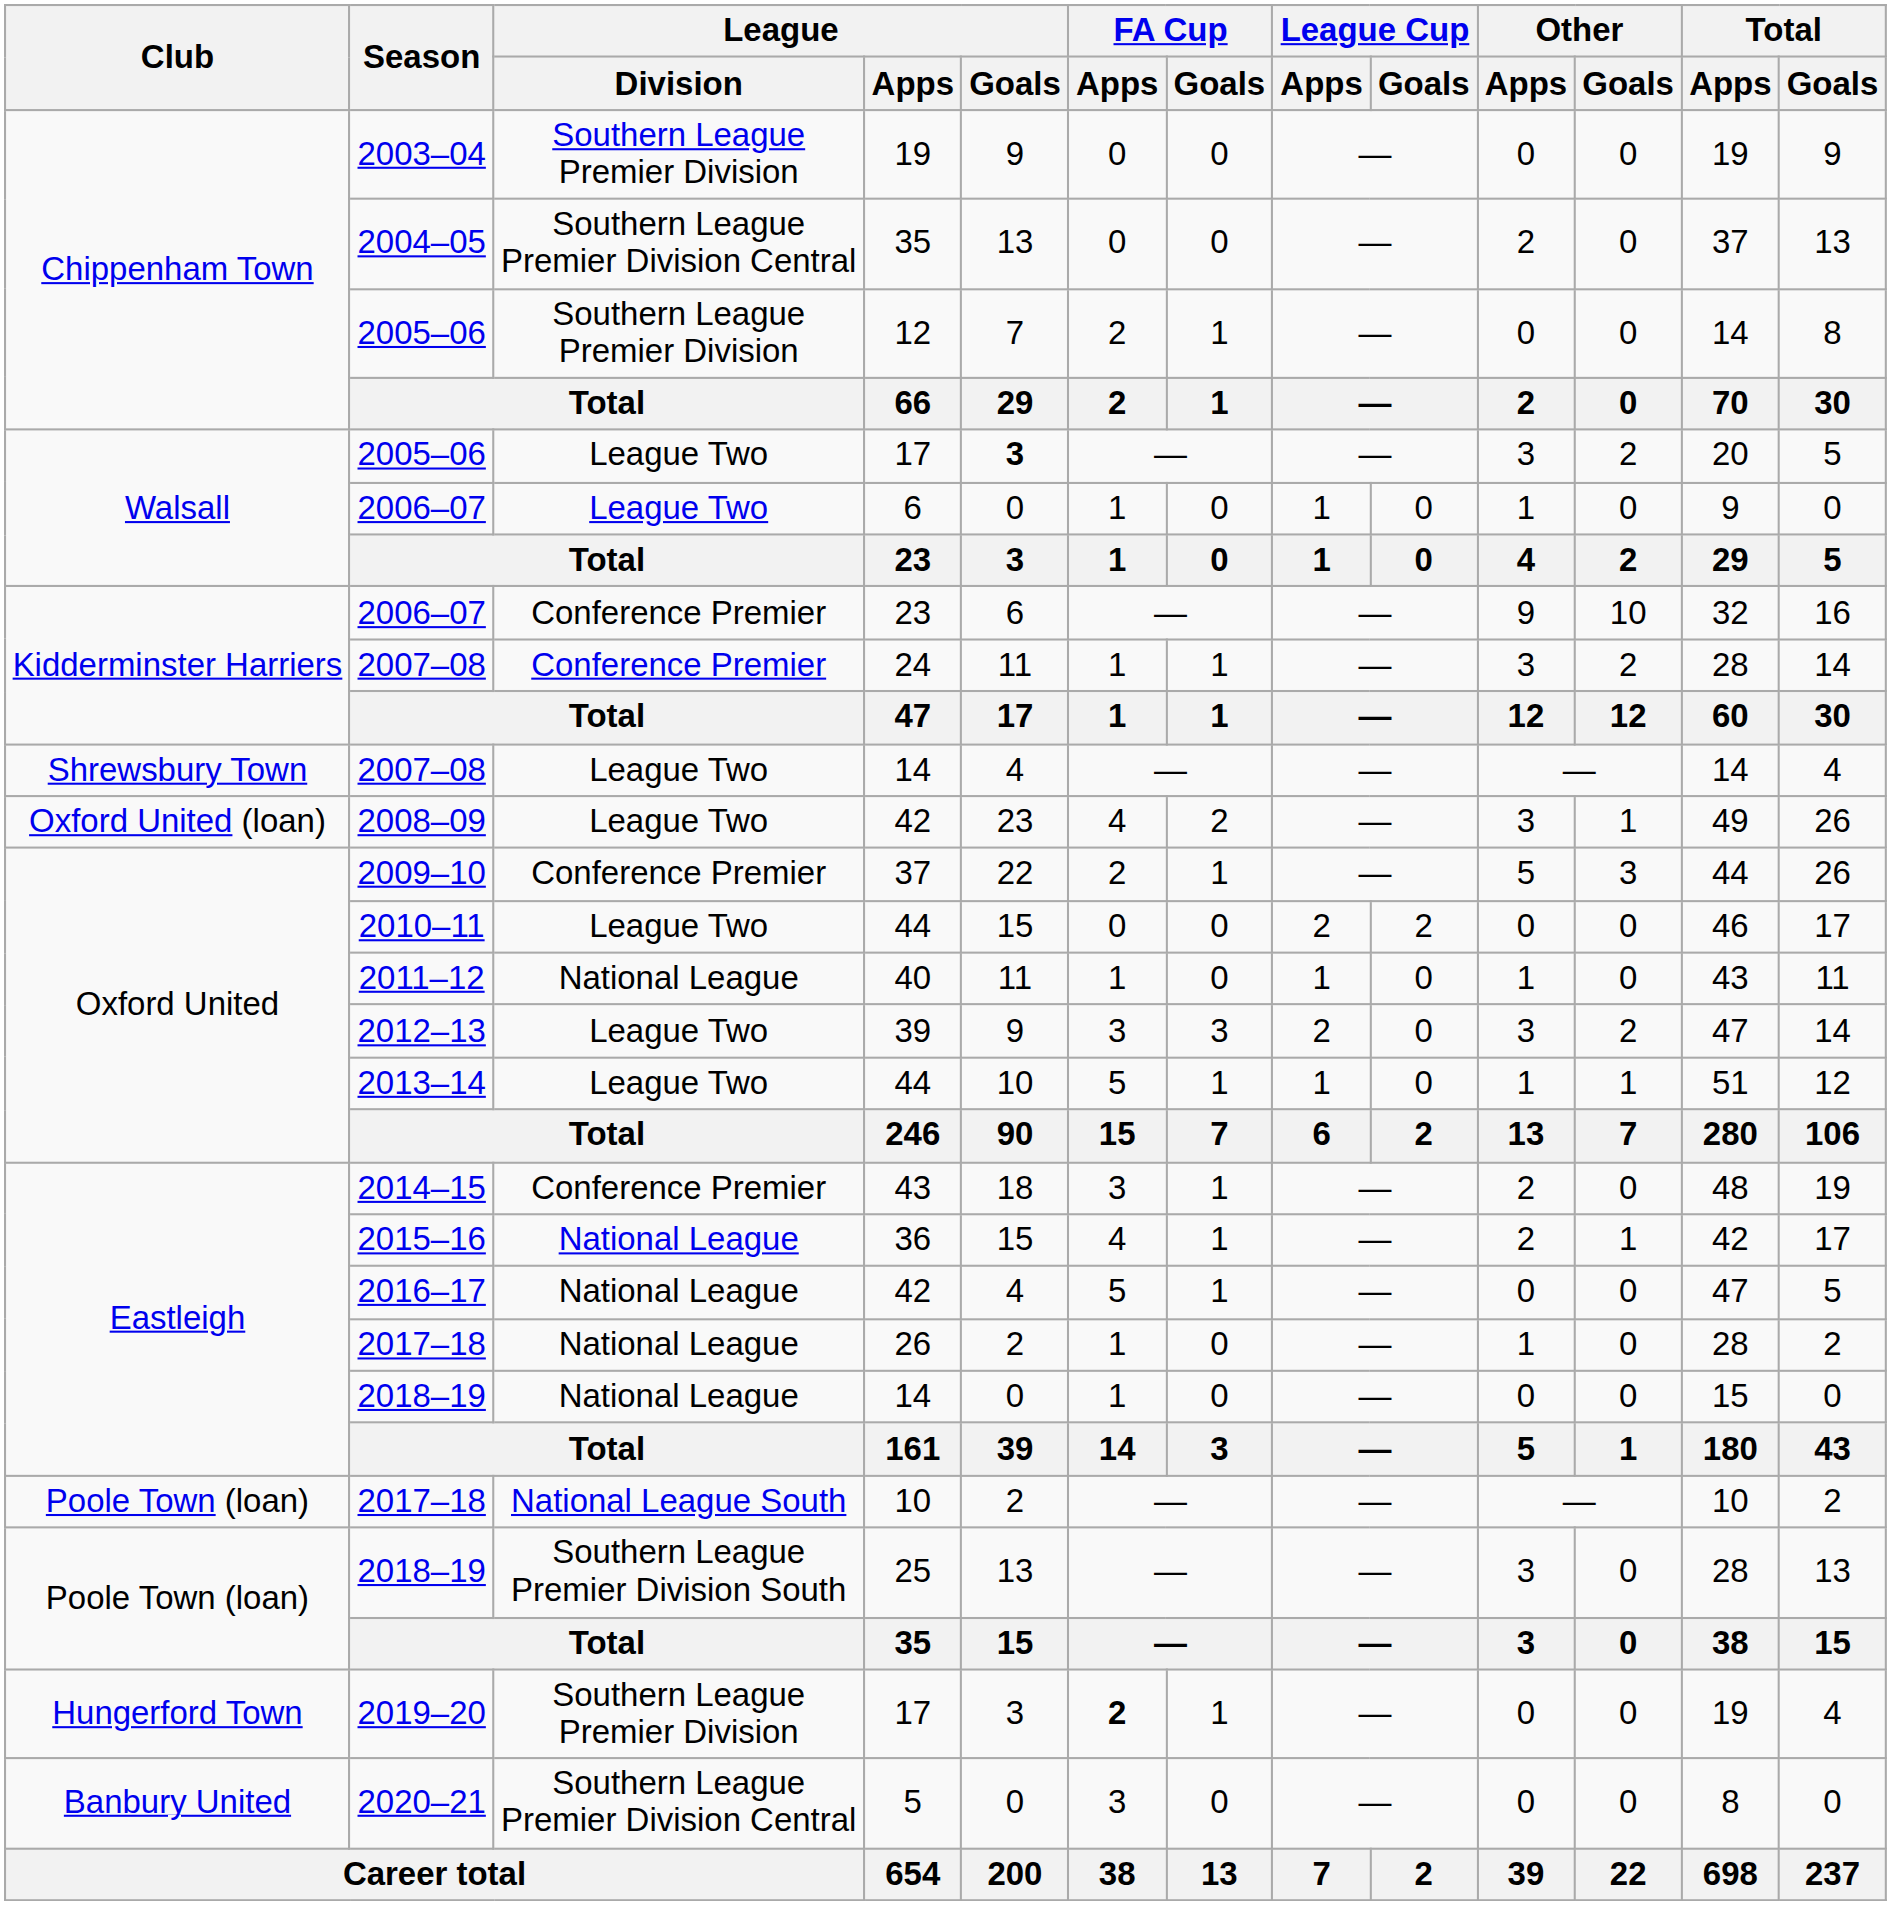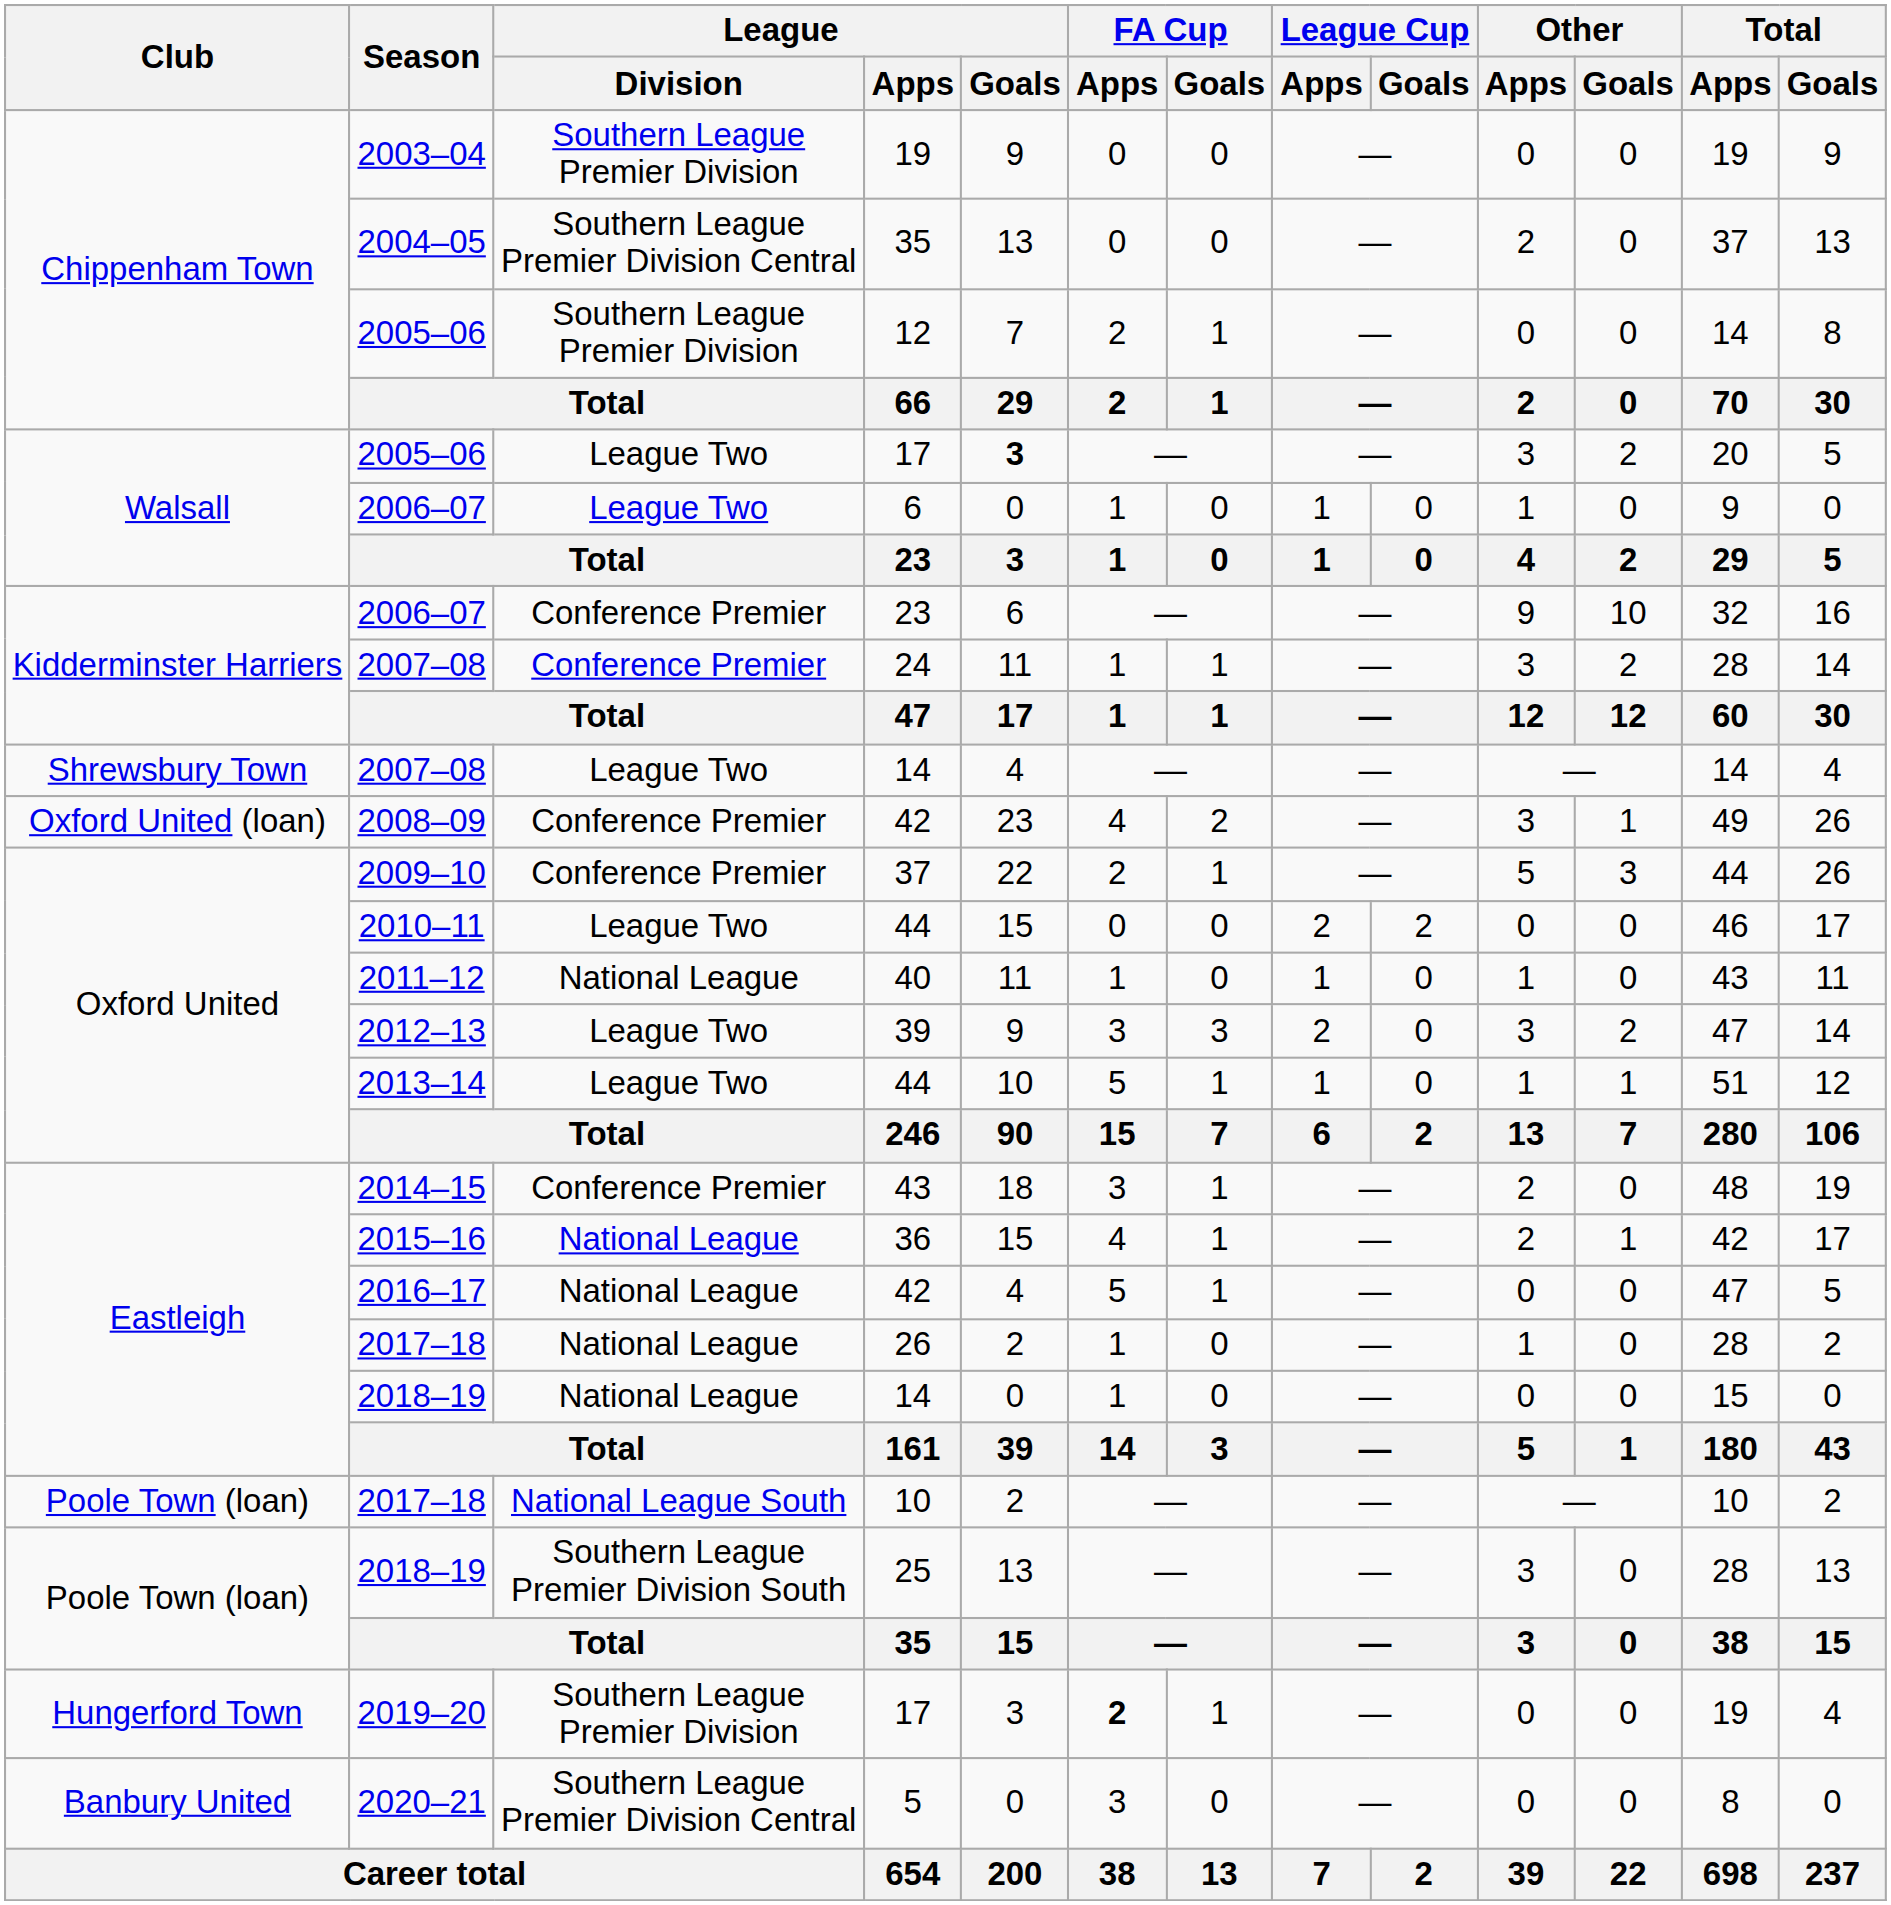(679, 821) League Two -> (679, 821) Conference Premier
